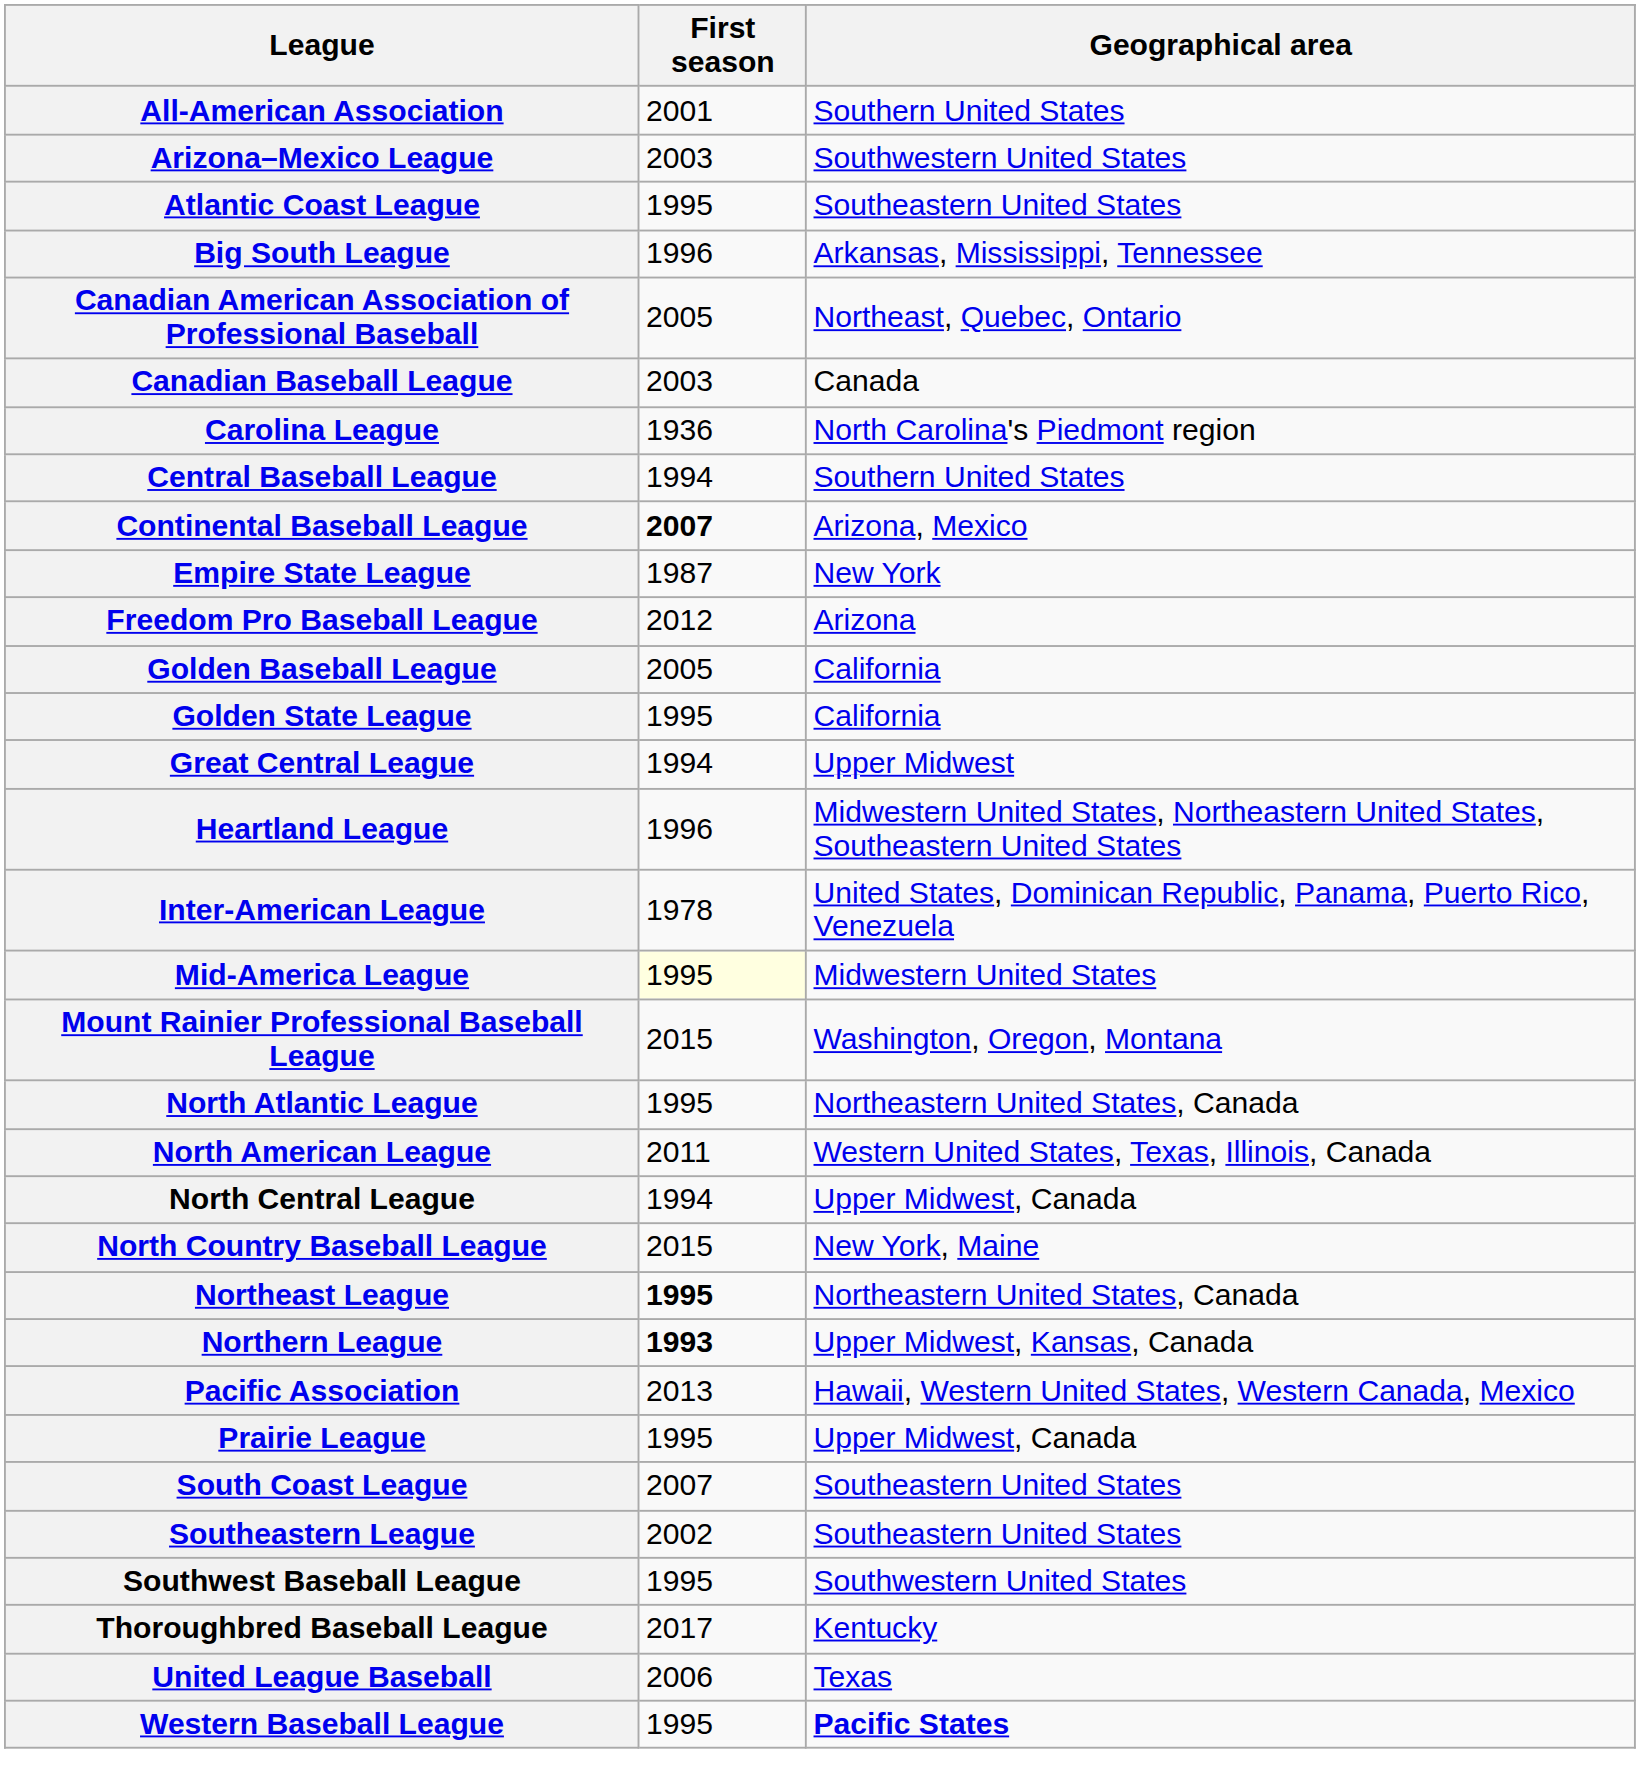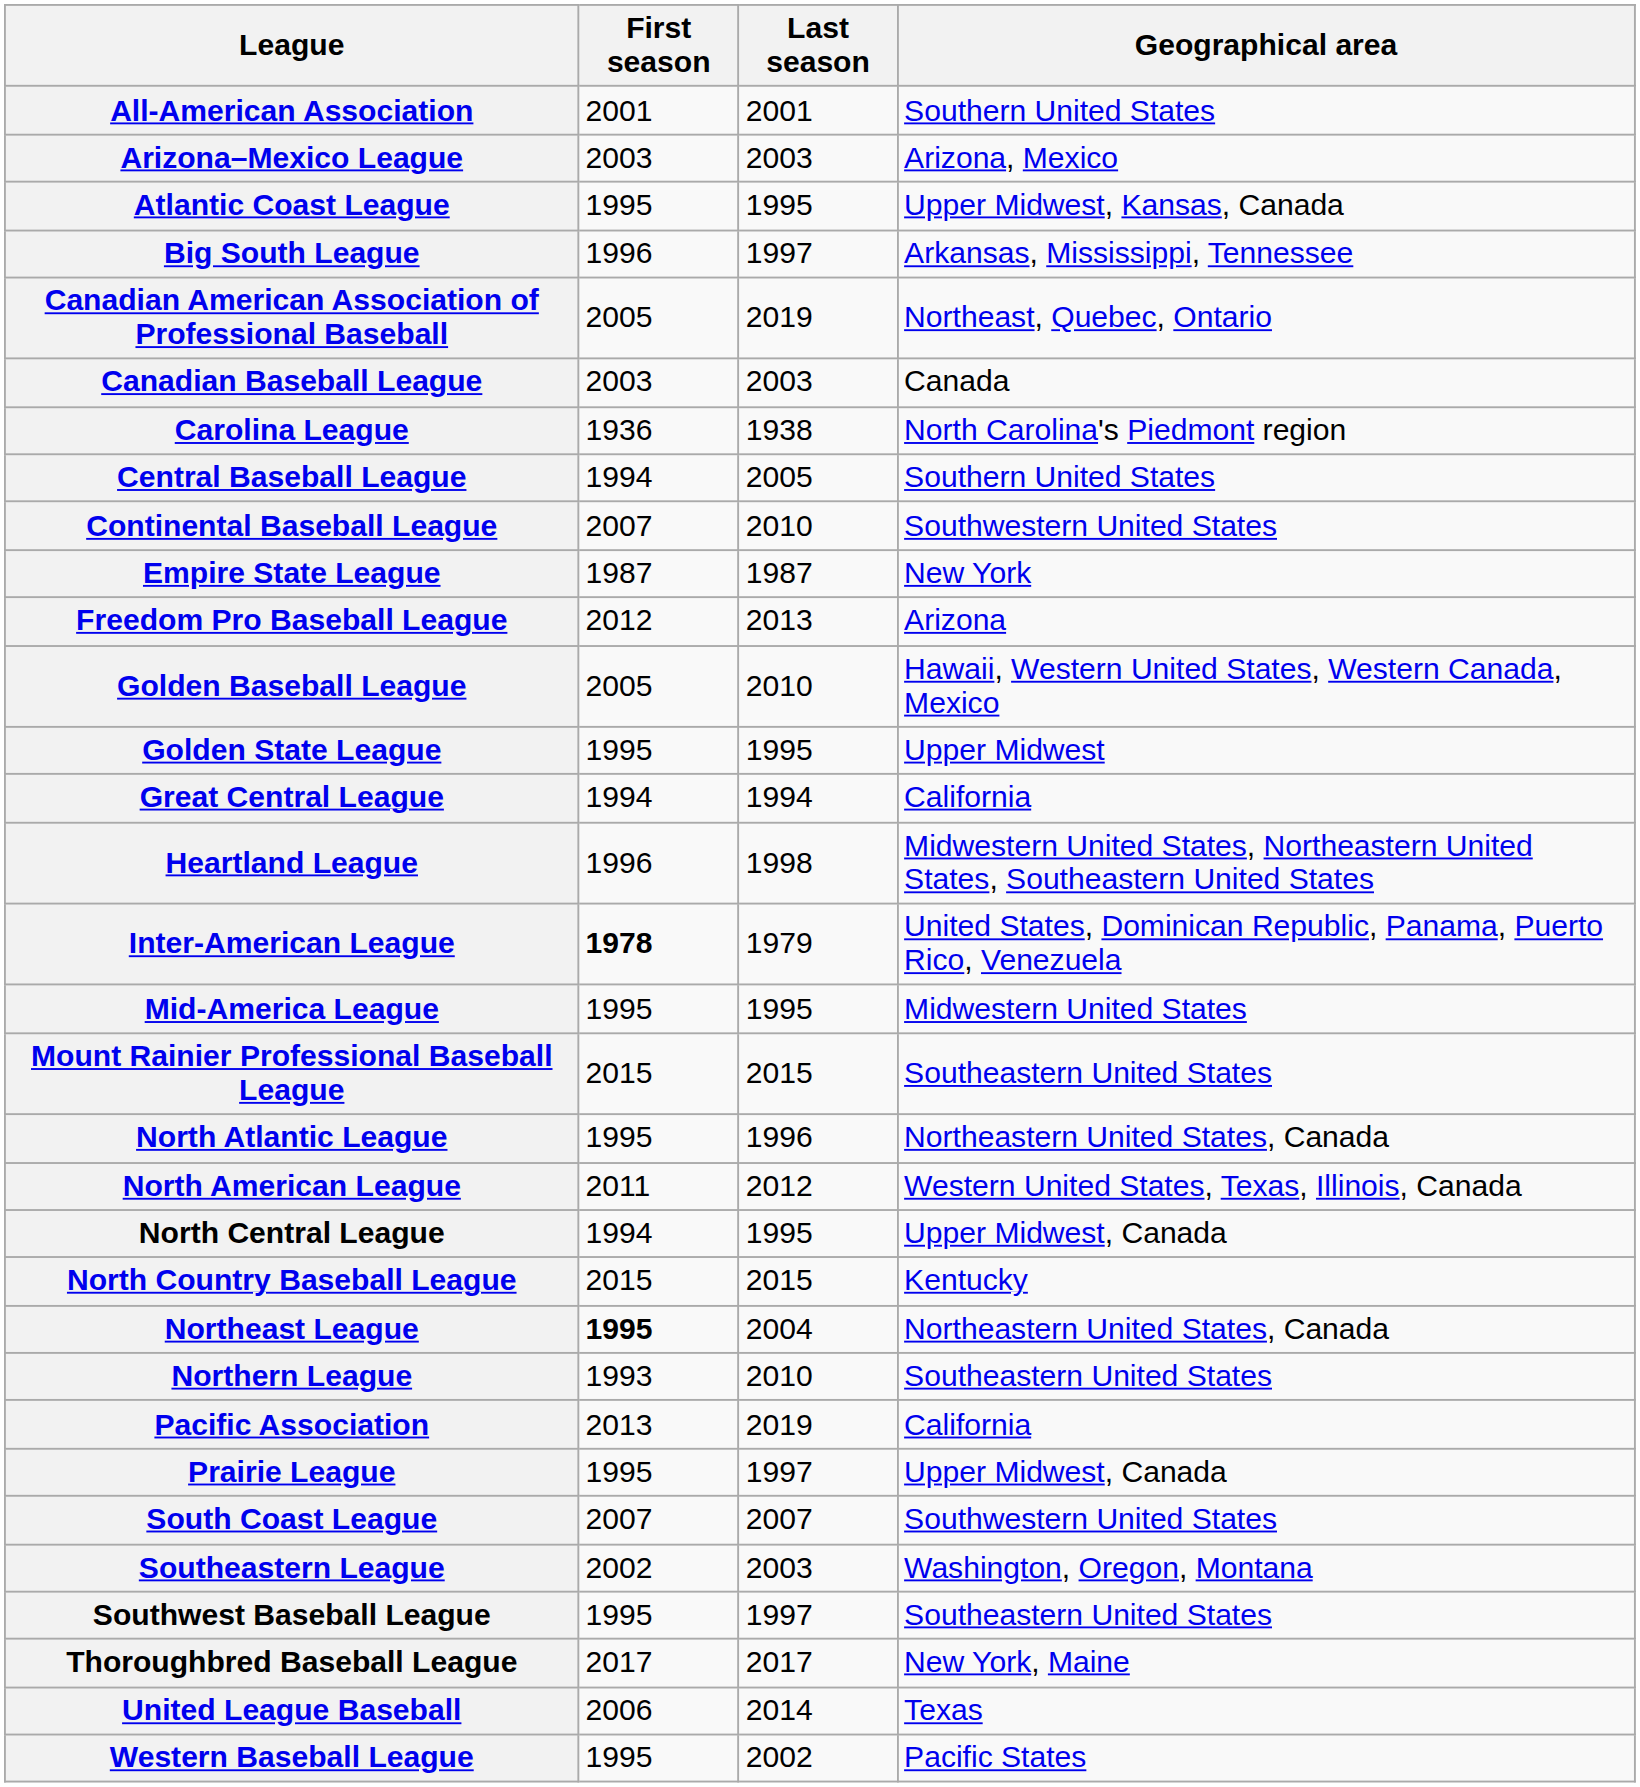+ column: (818, 45)
(1000, 157) Southwestern United States -> (1011, 157) Arizona, Mexico
(997, 205) Southeastern United States -> (1124, 205) Upper Midwest, Kansas, Canada
(679, 525) bold -> (619, 525) normal
(921, 525) Arizona, Mexico -> (1091, 525) Southwestern United States
(877, 668) California -> (1233, 685) Hawaii, Western United States, Western Canada, Mexico
(877, 716) California -> (1004, 750) Upper Midwest
(914, 763) Upper Midwest -> (968, 797) California
(679, 910) normal -> (619, 943) bold
(679, 974) lightyellow background -> (619, 1008) no background
(1018, 1039) Washington, Oregon, Montana -> (1088, 1073) Southeastern United States
(926, 1247) New York, Maine -> (966, 1280) Kentucky
(679, 1342) bold -> (619, 1376) normal
(1033, 1342) Upper Midwest, Kansas, Canada -> (1088, 1376) Southeastern United States
(1194, 1390) Hawaii, Western United States, Western Canada, Mexico -> (968, 1424) California
(997, 1485) Southeastern United States -> (1091, 1519) Southwestern United States
(997, 1533) Southeastern United States -> (1108, 1567) Washington, Oregon, Montana
(1000, 1580) Southwestern United States -> (1088, 1614) Southeastern United States
(875, 1628) Kentucky -> (1017, 1662) New York, Maine
(911, 1724) bold -> (995, 1757) normal
